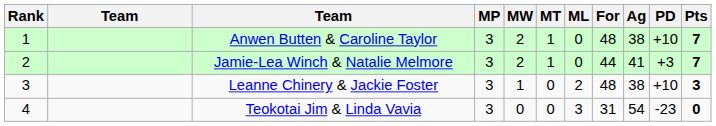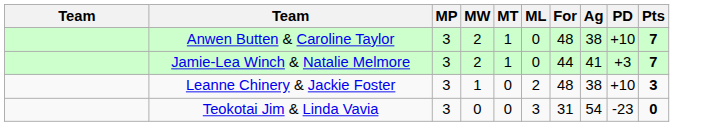- column: (26, 16)
